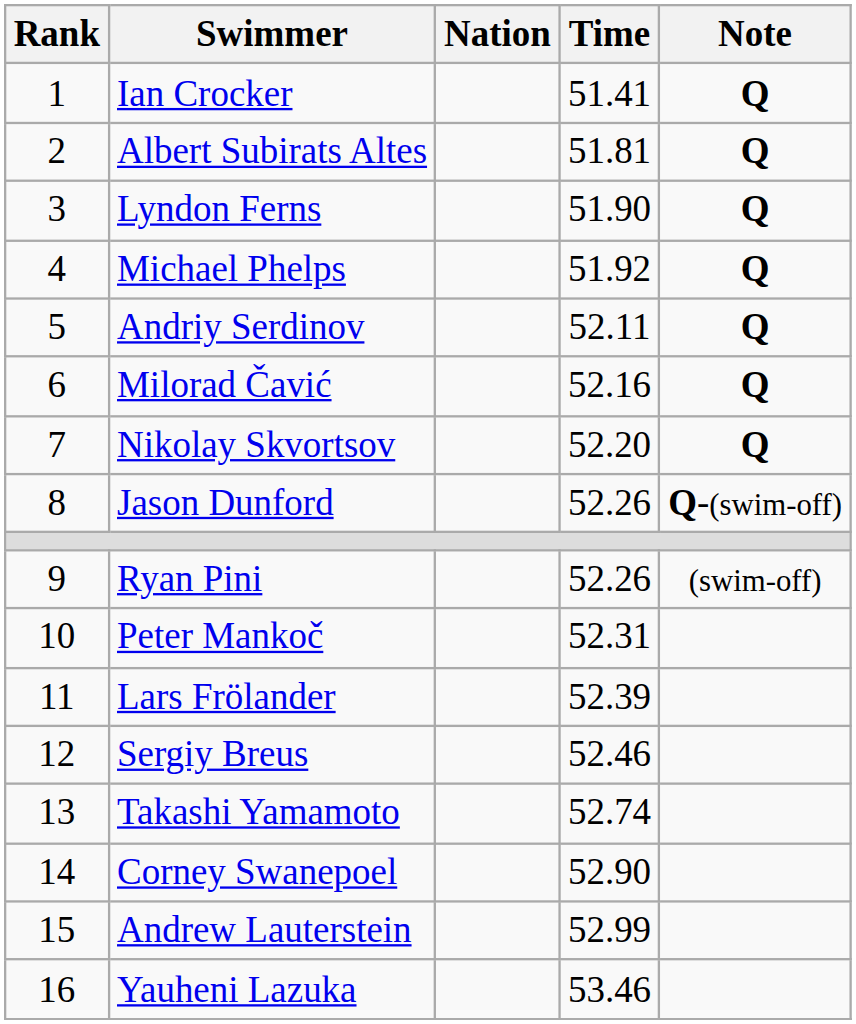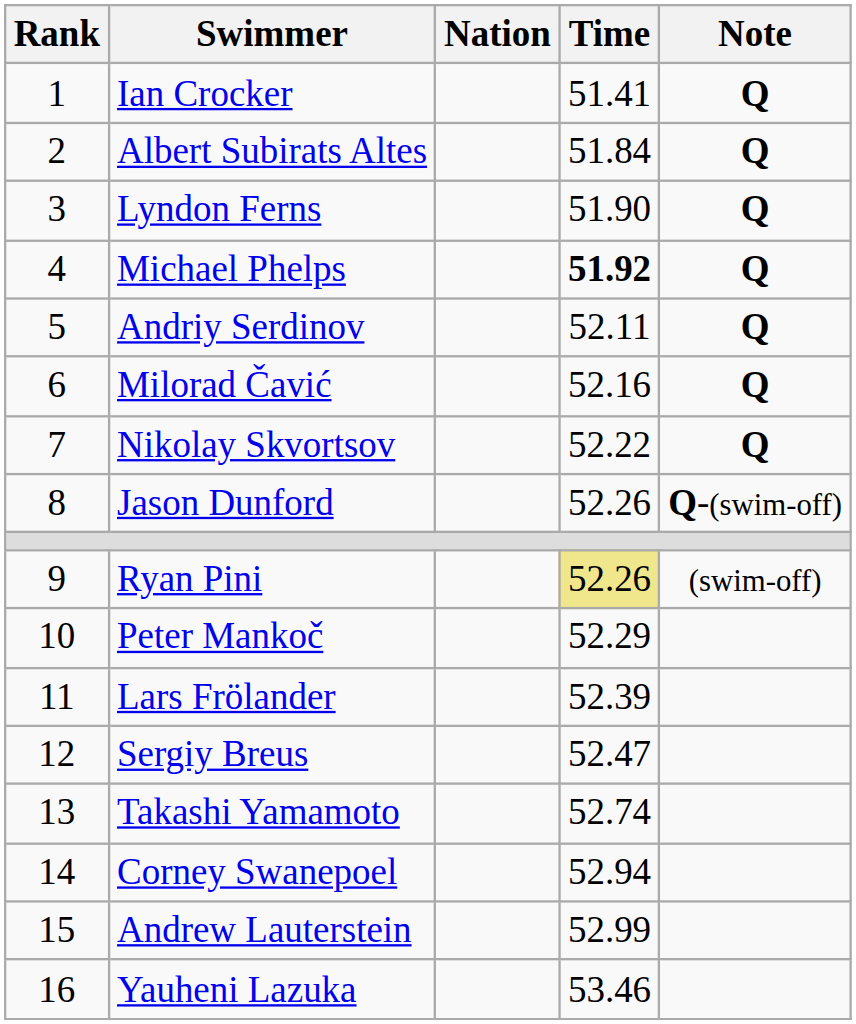(610, 151) 51.81 -> (610, 151) 51.84
(610, 268) normal -> (610, 268) bold
(610, 444) 52.20 -> (610, 444) 52.22
(610, 578) no background -> (610, 578) khaki background
(610, 637) 52.31 -> (610, 637) 52.29
(610, 754) 52.46 -> (610, 754) 52.47
(610, 871) 52.90 -> (610, 871) 52.94
